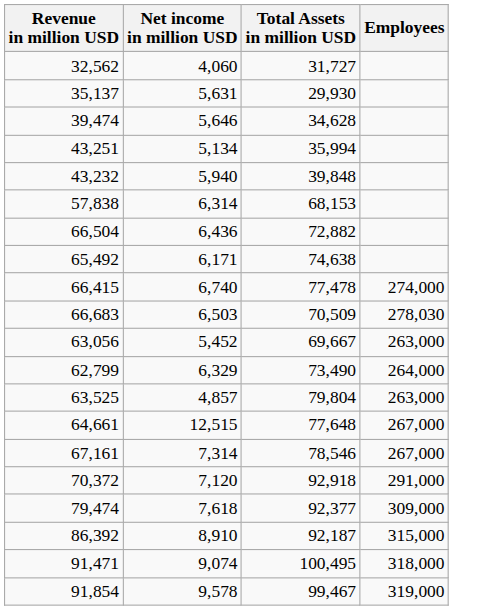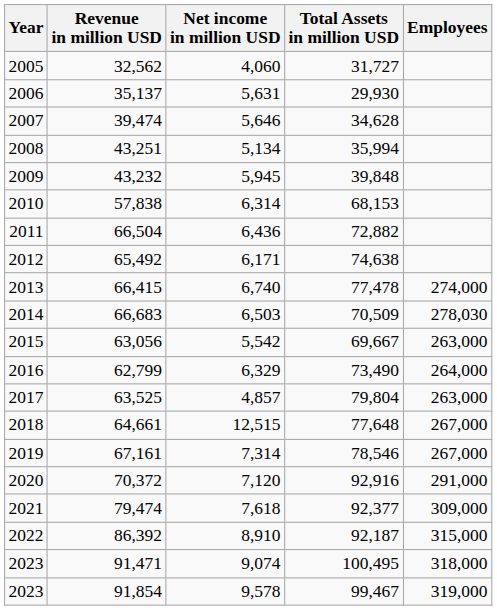+ column: (26, 28)
(218, 176) 5,940 -> (261, 176) 5,945
(218, 342) 5,452 -> (261, 342) 5,542
(332, 480) 92,918 -> (375, 480) 92,916
